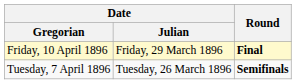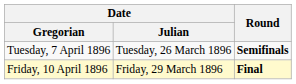rows swapped: (59, 69) <-> (57, 50)
